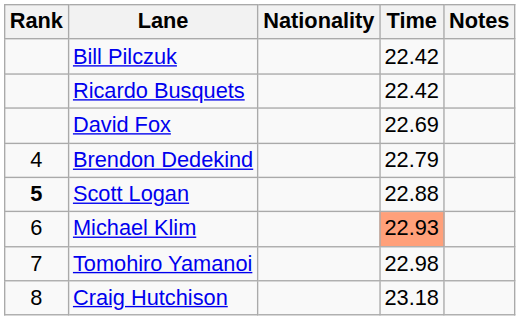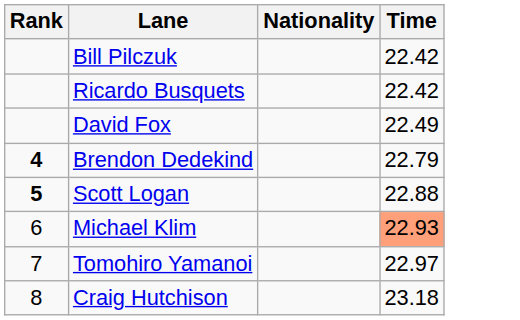- column: (479, 21)
(412, 125) 22.69 -> (412, 125) 22.49
(36, 159) normal -> (36, 159) bold
(412, 263) 22.98 -> (412, 263) 22.97
